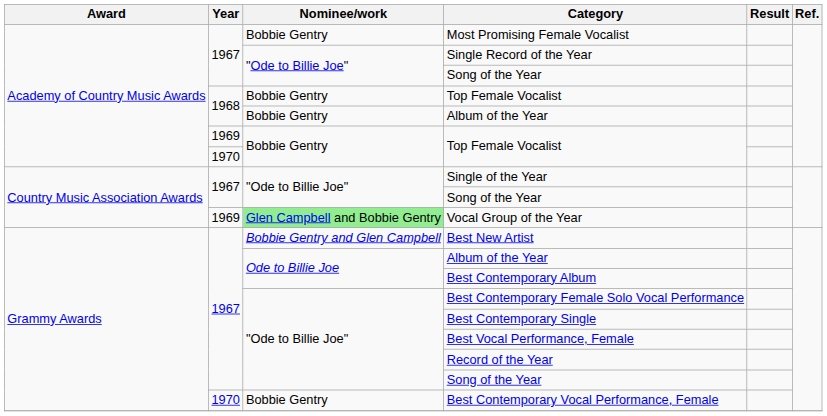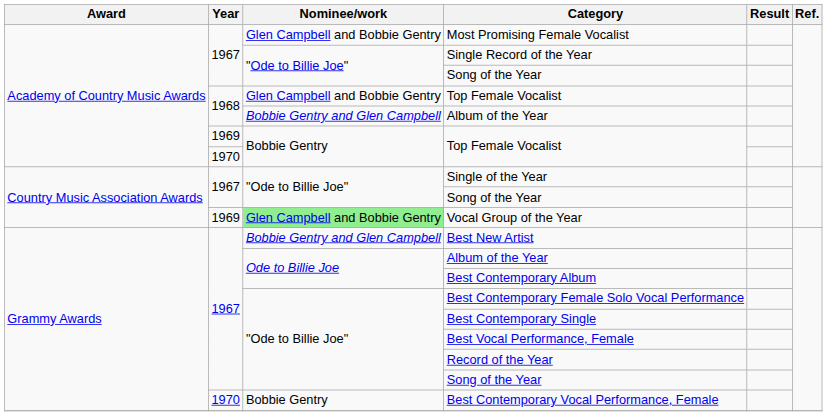(287, 34) Bobbie Gentry -> (343, 34) Glen Campbell and Bobbie Gentry
(287, 95) Bobbie Gentry -> (343, 95) Glen Campbell and Bobbie Gentry
(287, 116) Bobbie Gentry -> (343, 116) Bobbie Gentry and Glen Campbell
